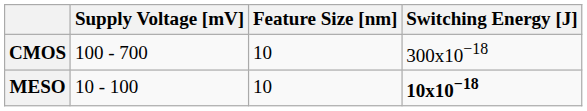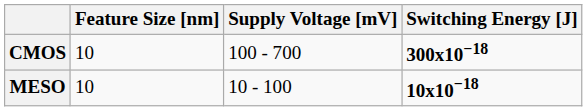columns swapped: (325, 19) <-> (160, 19)
(447, 52) normal -> (447, 52) bold
